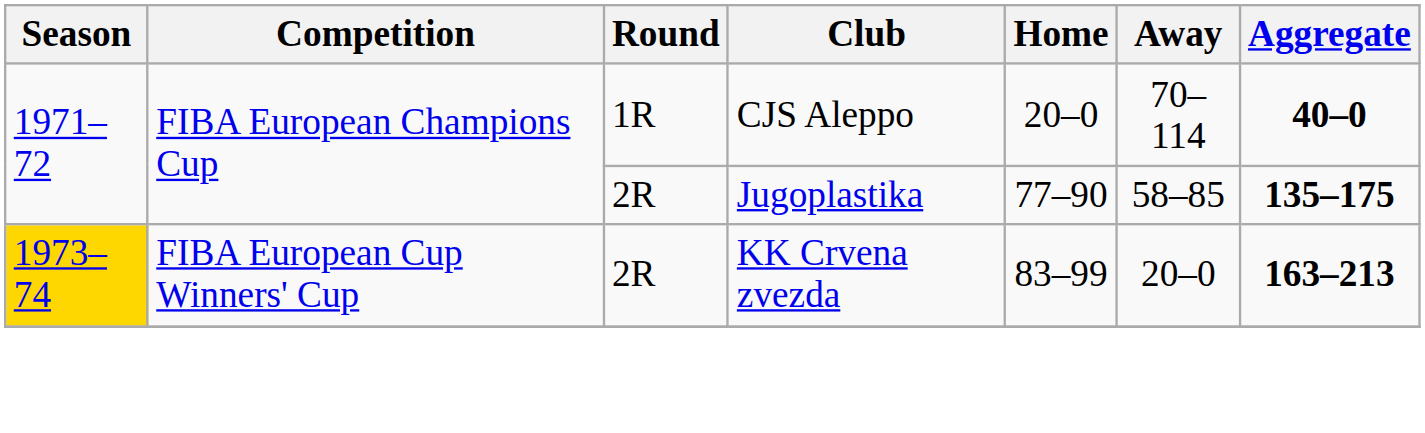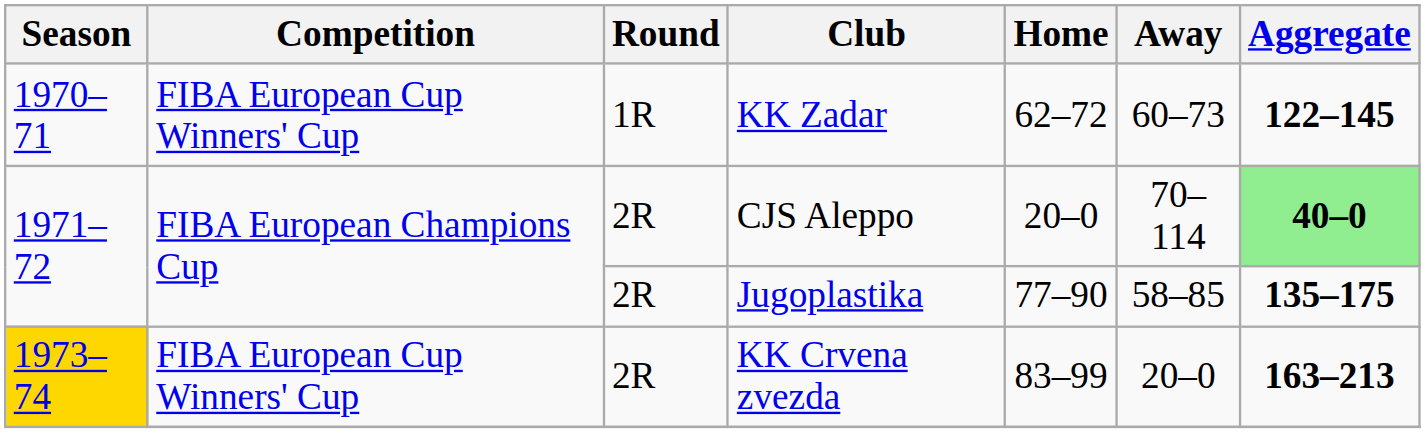+ row: (812, 114)
(634, 114) 1R -> (634, 215) 2R
(1329, 114) no background -> (1329, 215) lightgreen background
